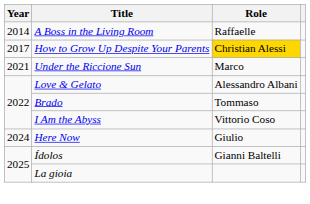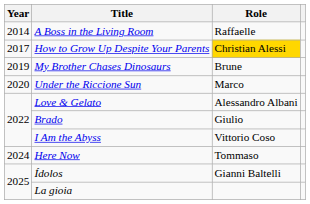+ row: (103, 66)
(18, 66) 2021 -> (18, 84) 2020
(237, 102) Tommaso -> (229, 119) Giulio
(229, 137) Giulio -> (237, 155) Tommaso
